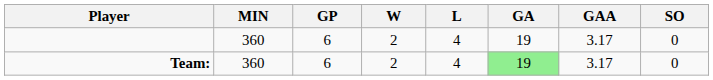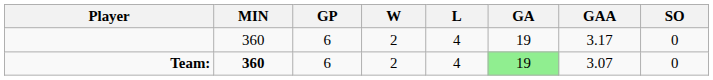(253, 63) normal -> (253, 63) bold
(600, 63) 3.17 -> (600, 63) 3.07
